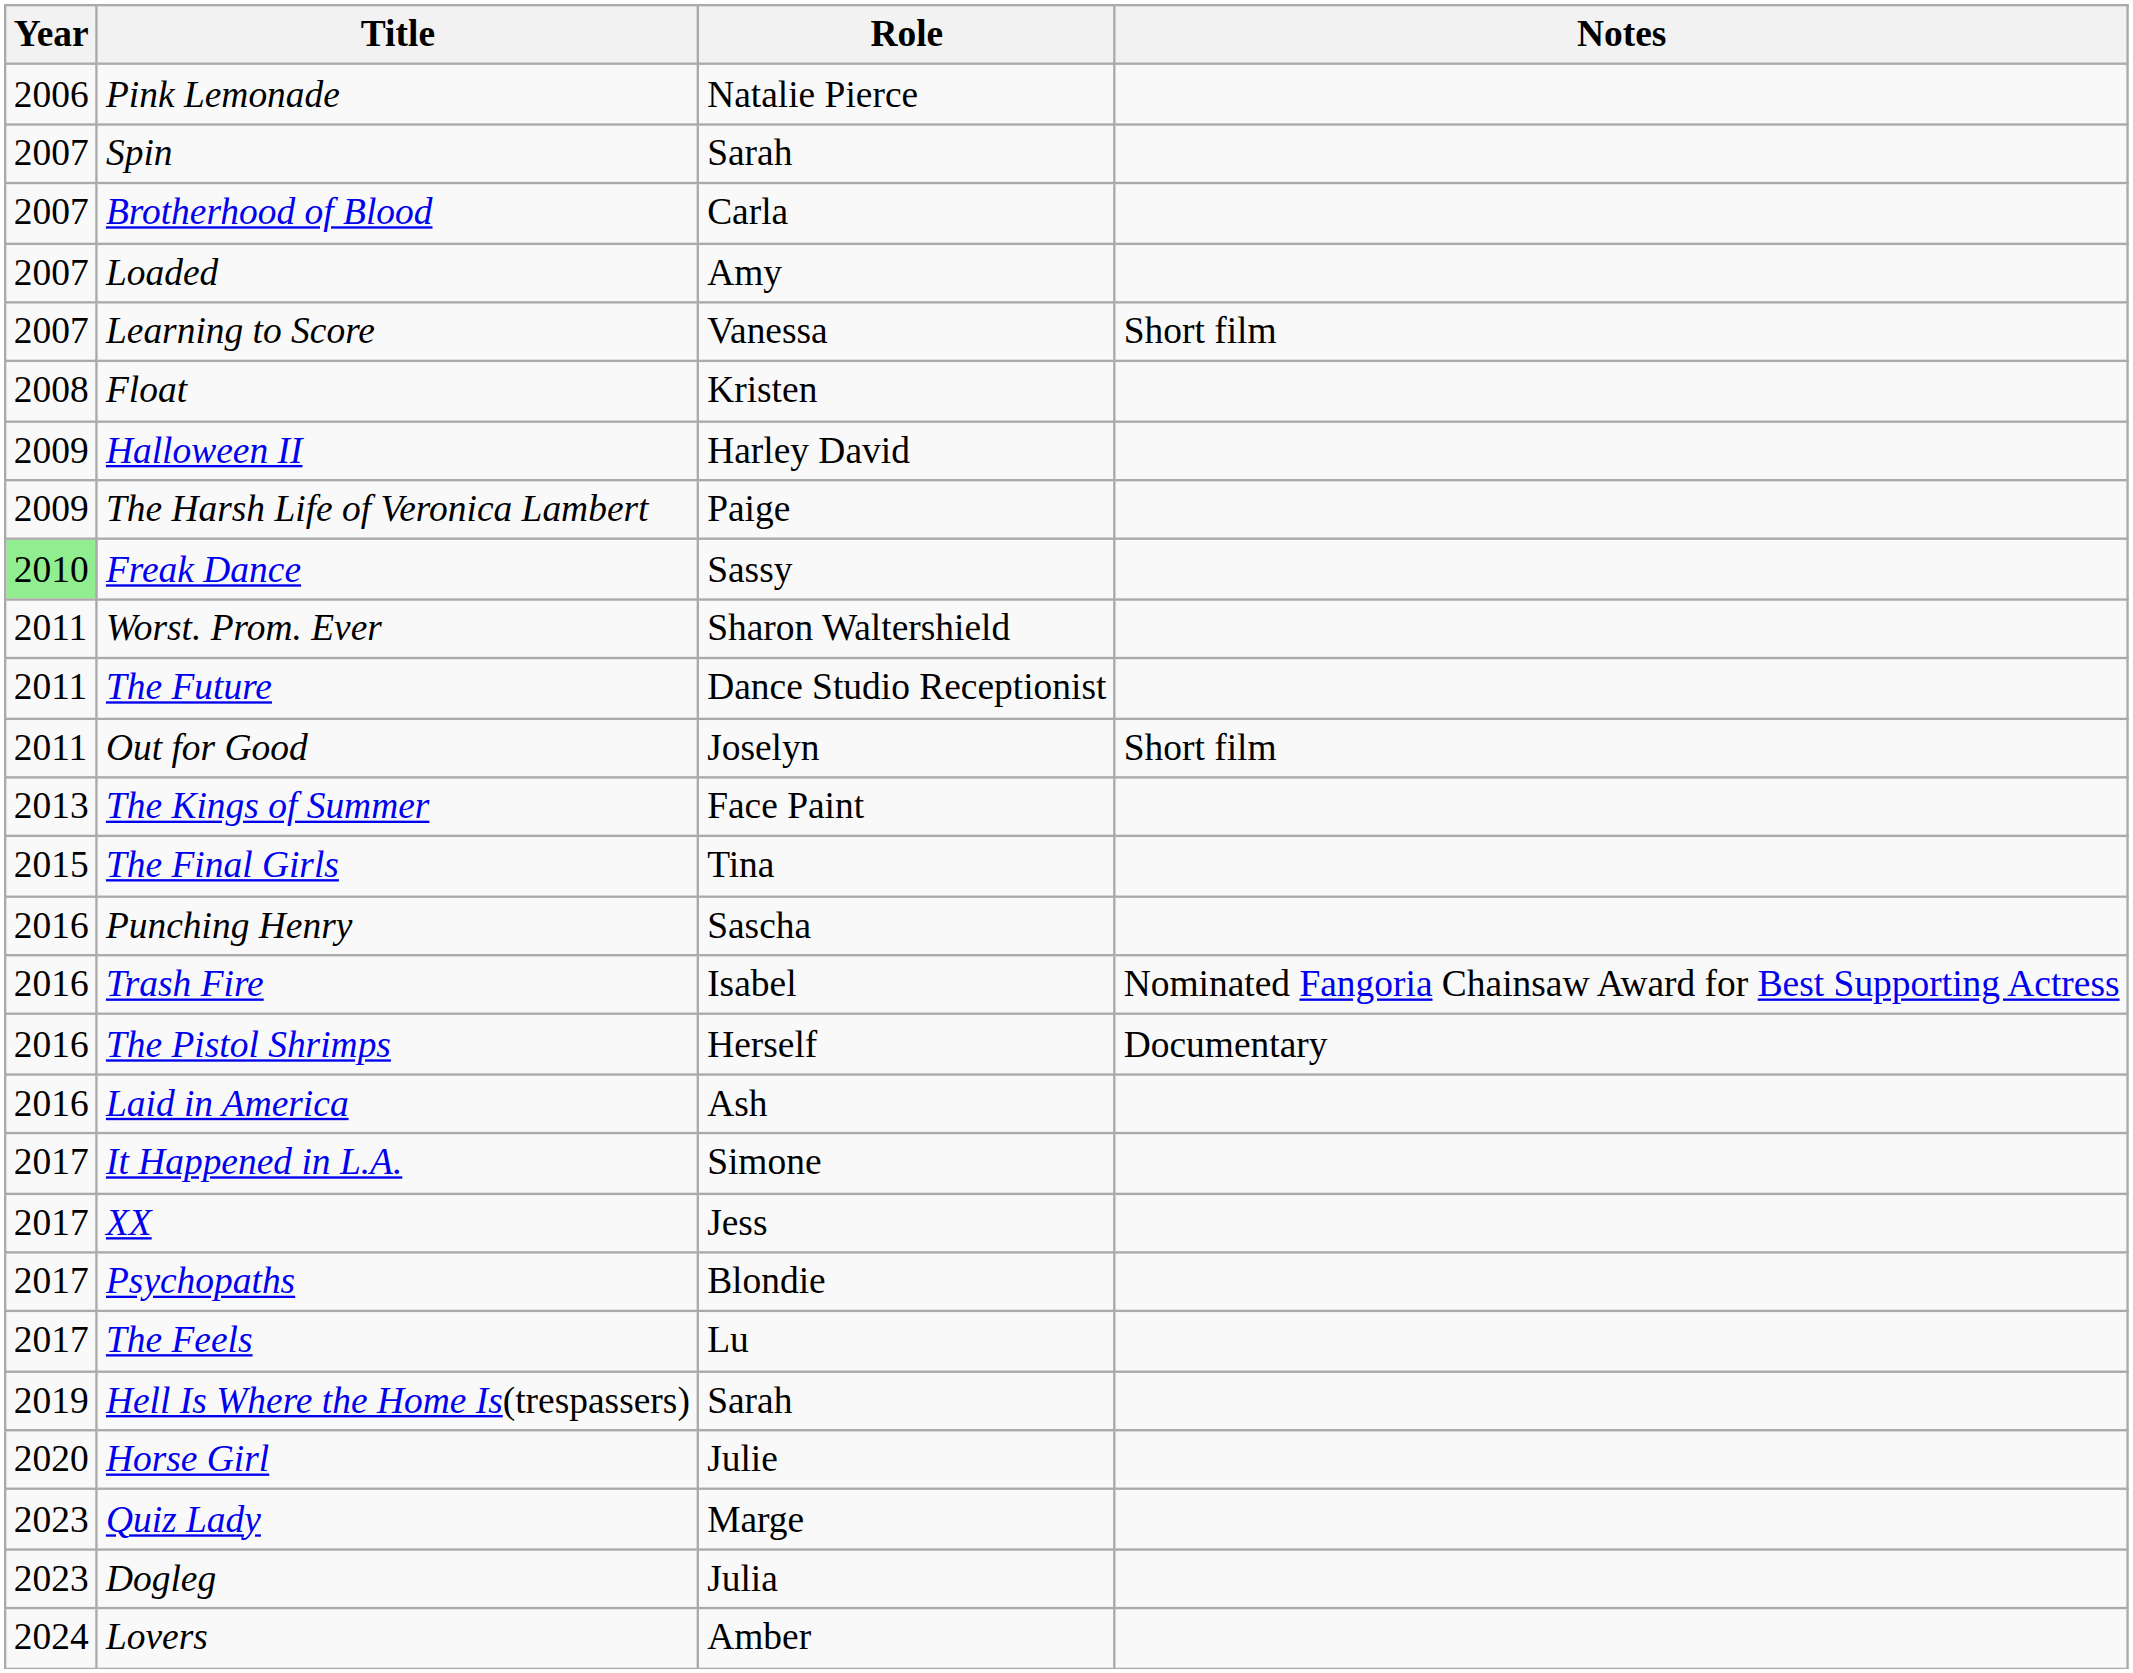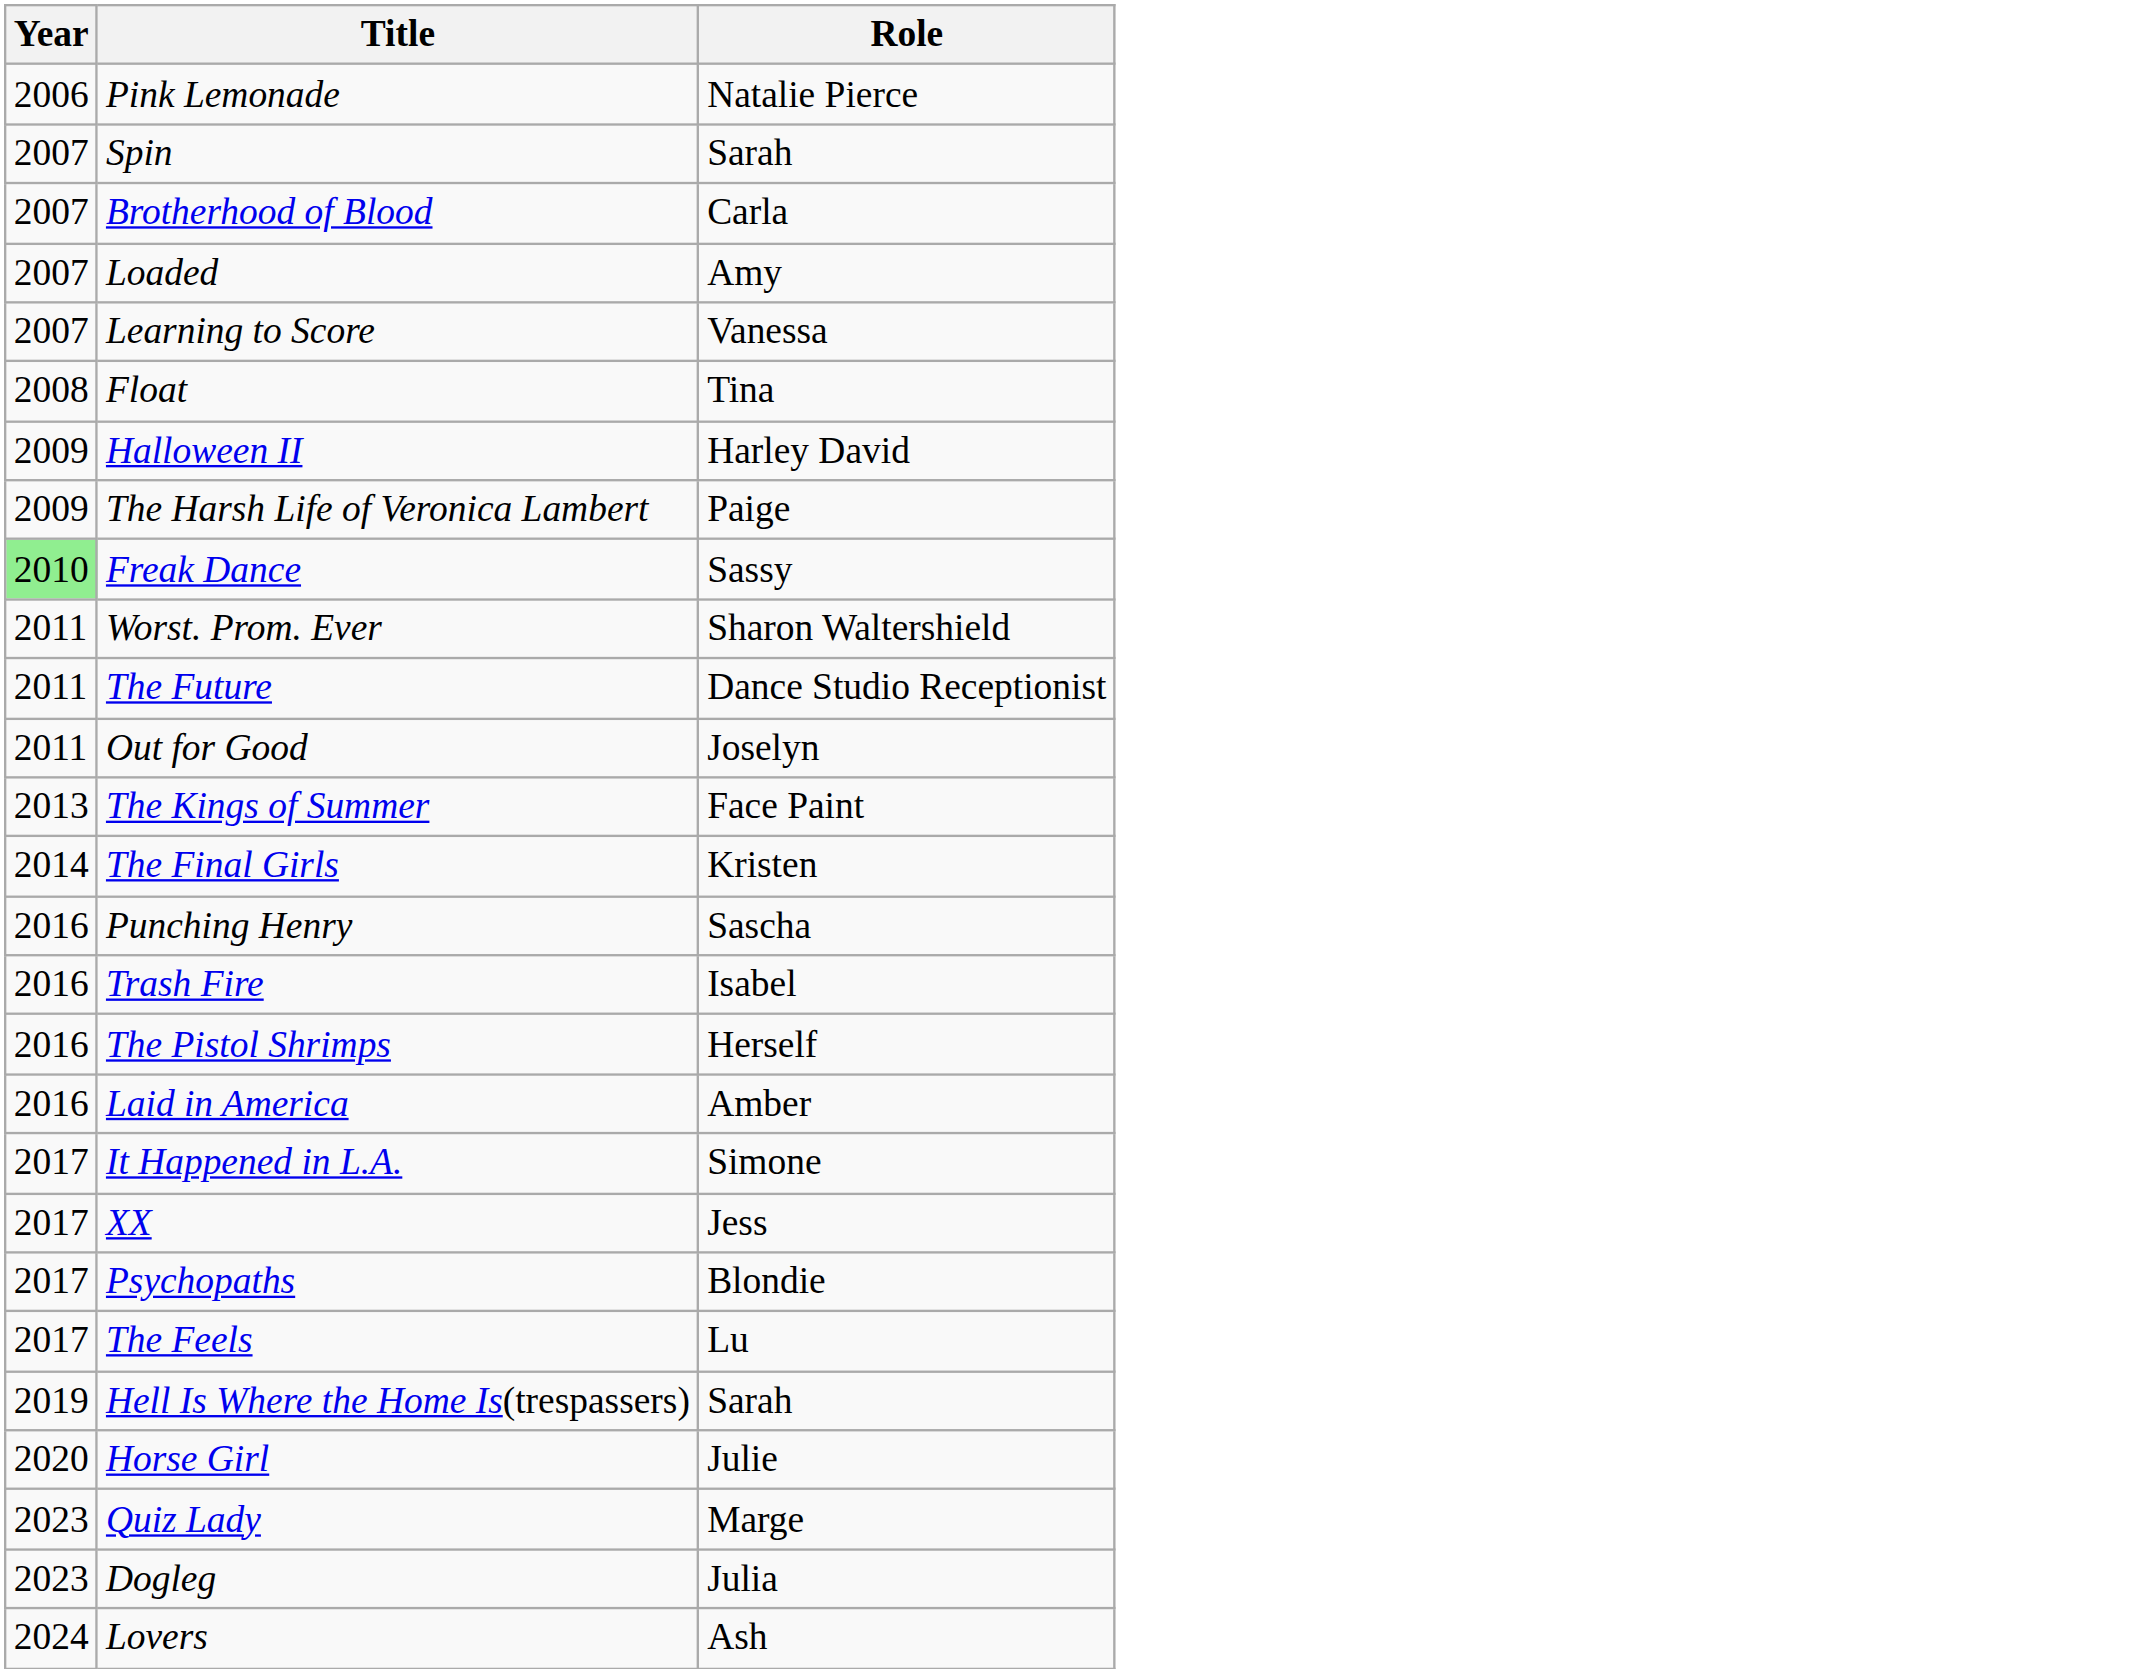- column: (1622, 34)
(762, 390) Kristen -> (741, 390) Tina
(51, 865) 2015 -> (51, 865) 2014
(741, 865) Tina -> (762, 865) Kristen
(737, 1102) Ash -> (759, 1102) Amber
(759, 1637) Amber -> (737, 1637) Ash
